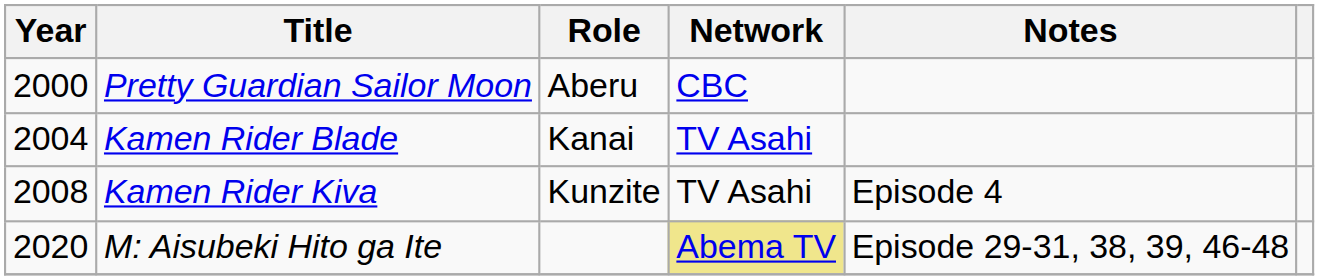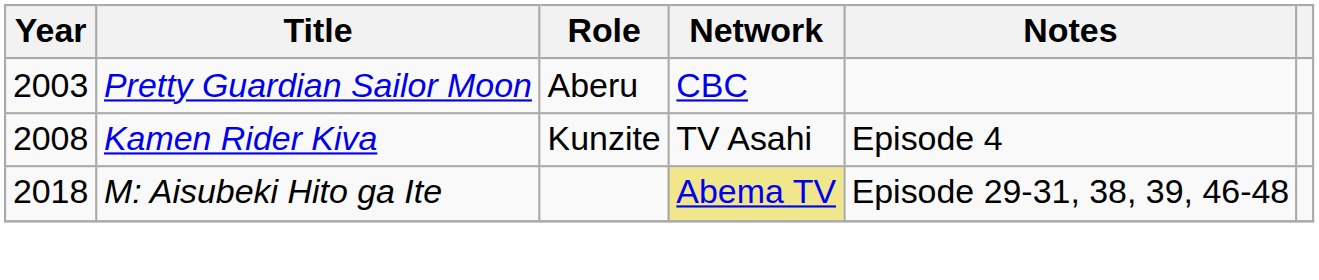(51, 85) 2000 -> (51, 85) 2003
- row: (251, 138)
(51, 246) 2020 -> (51, 192) 2018
